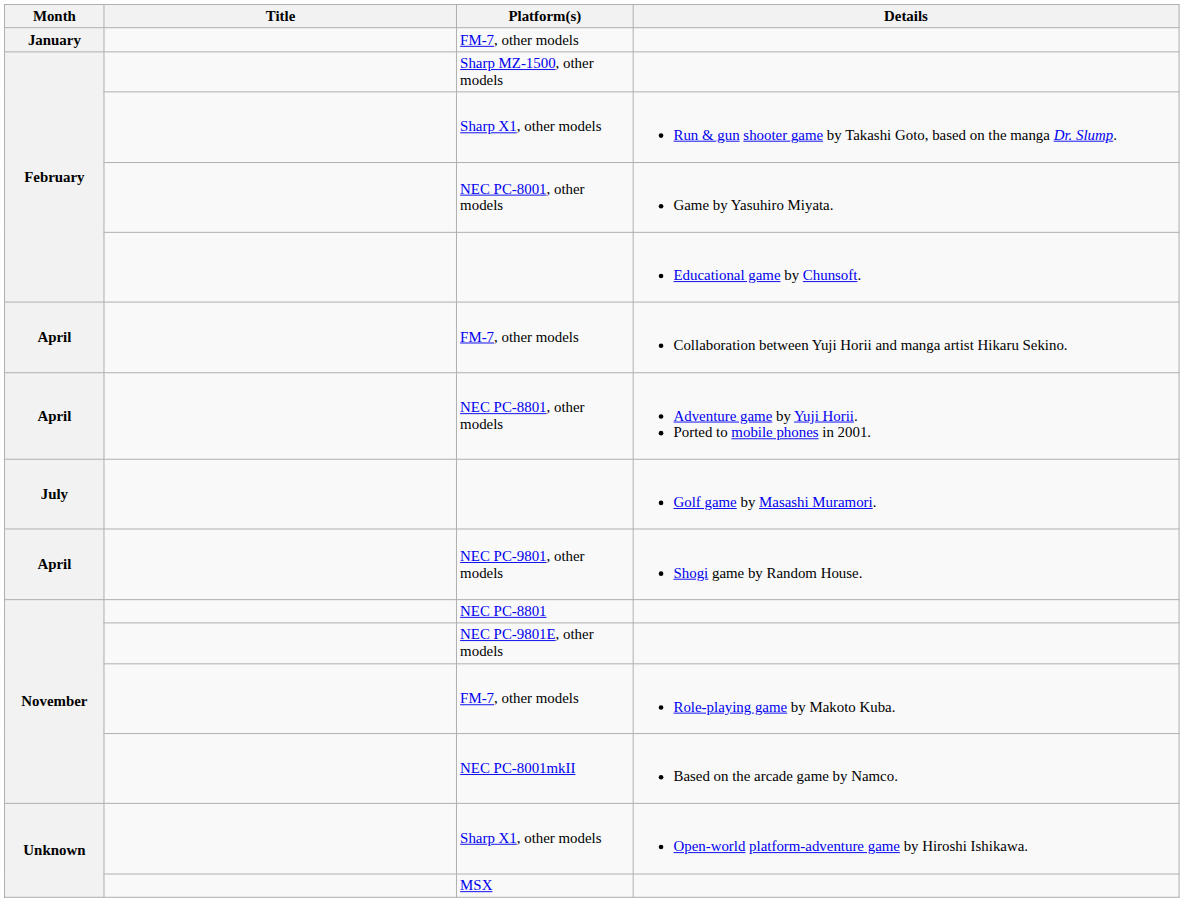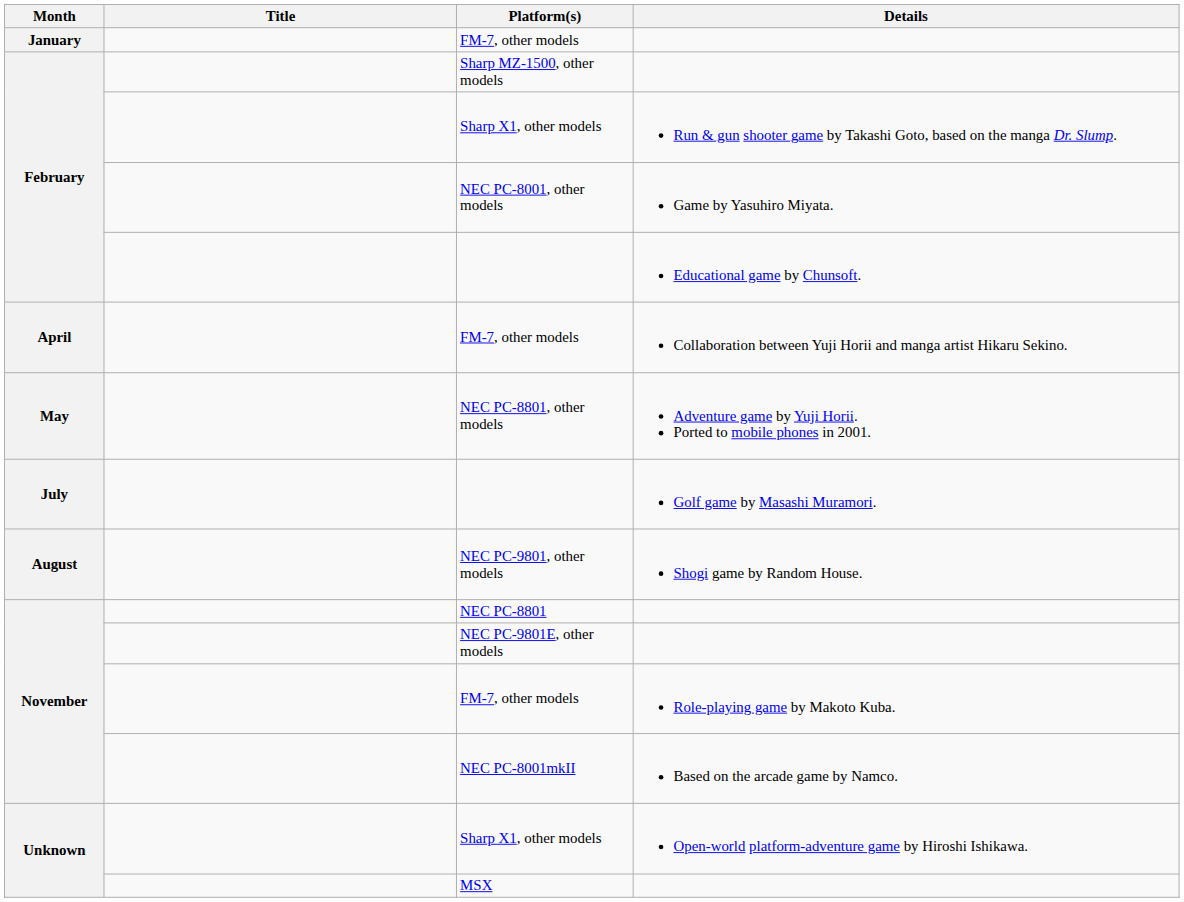(54, 415) April -> (54, 415) May
(54, 564) April -> (54, 564) August
